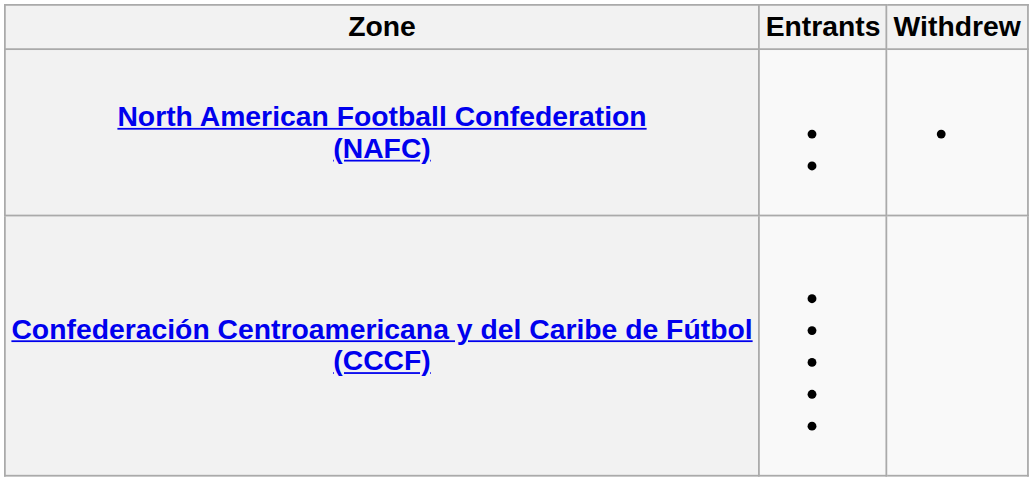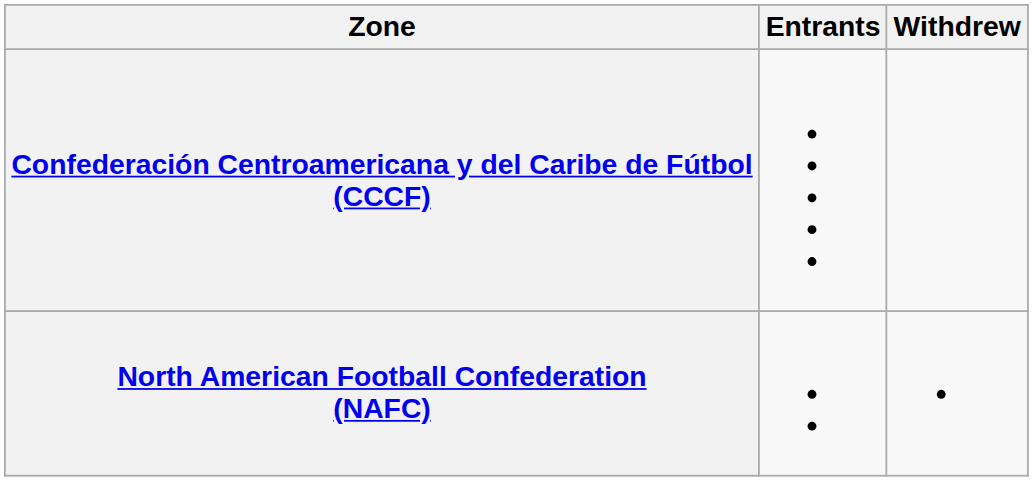rows swapped: (382, 132) <-> (382, 345)
